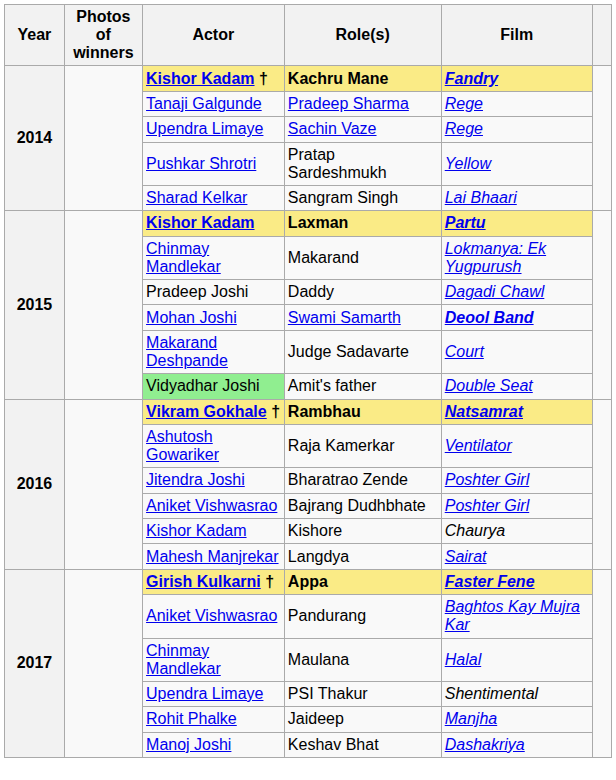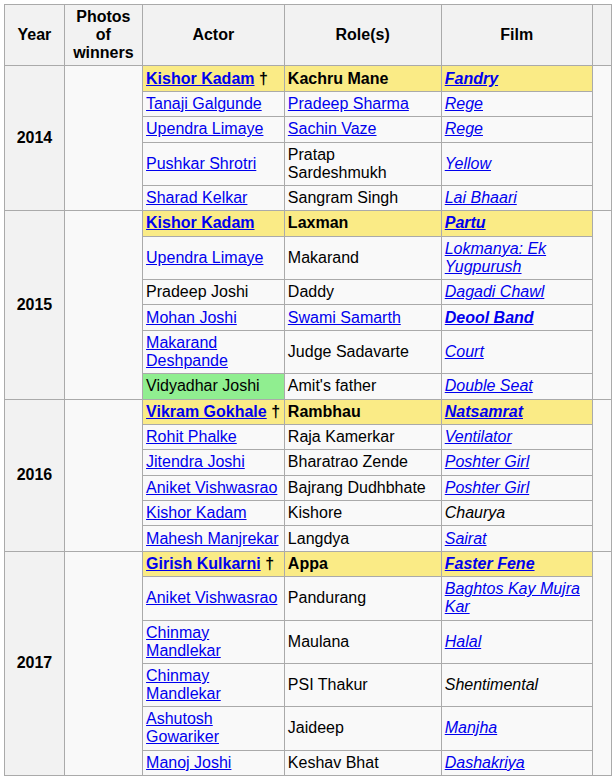(183, 257) Chinmay Mandlekar -> (205, 257) Upendra Limaye
(182, 446) Ashutosh Gowariker -> (191, 437) Rohit Phalke
(205, 694) Upendra Limaye -> (183, 685) Chinmay Mandlekar
(191, 719) Rohit Phalke -> (182, 728) Ashutosh Gowariker
